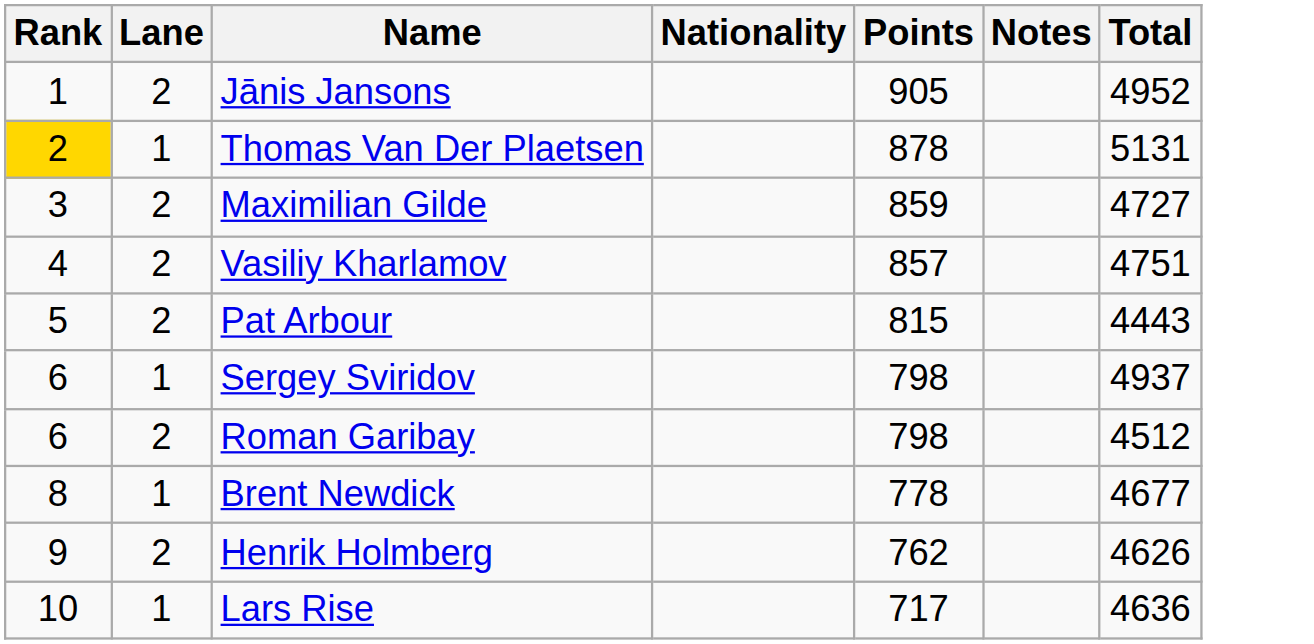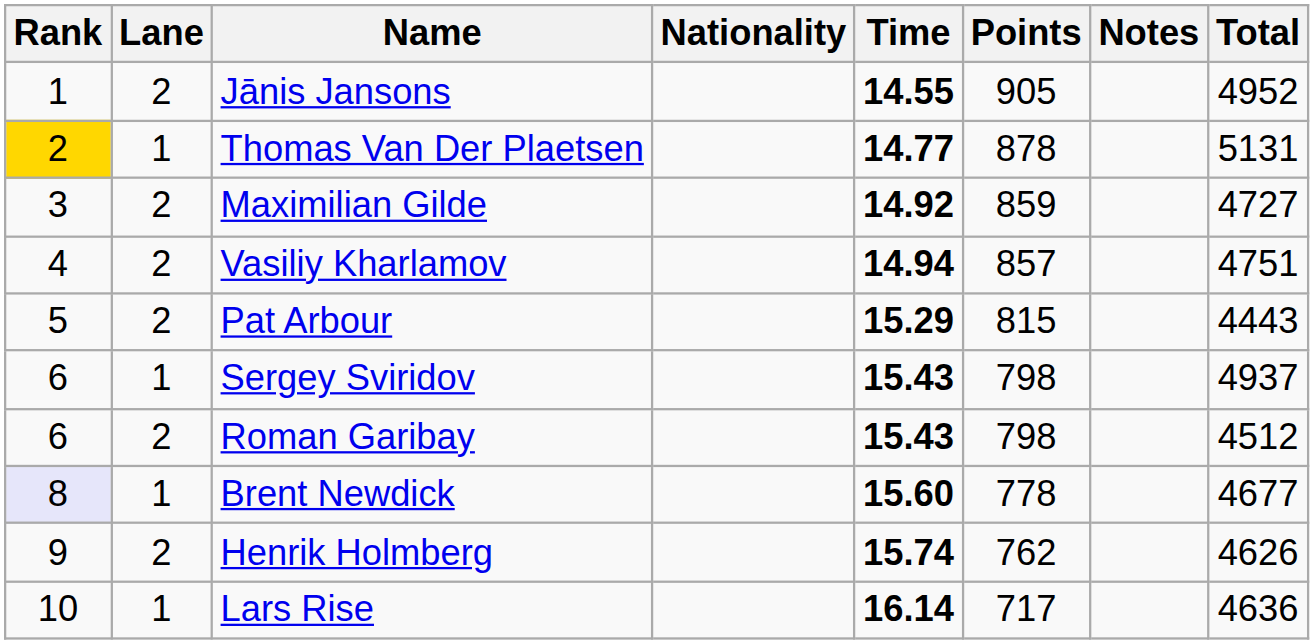+ column: (908, 33)
(58, 494) no background -> (58, 494) lavender background
